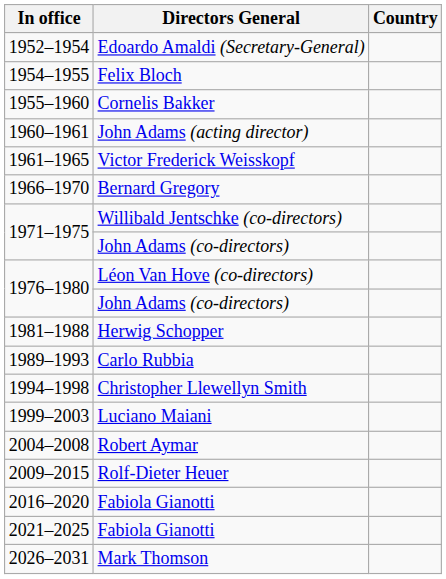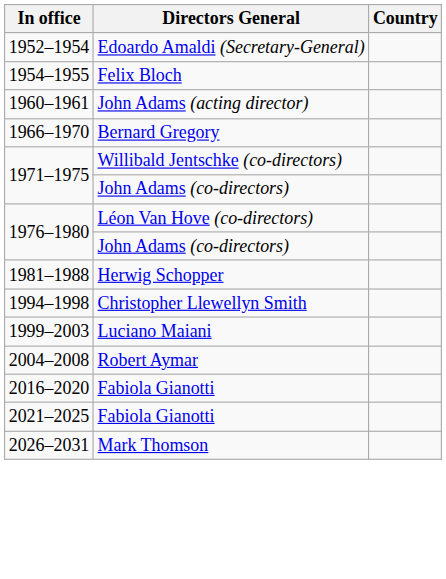- row: (49, 103)
- row: (49, 160)
- row: (49, 359)
- row: (49, 473)
